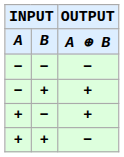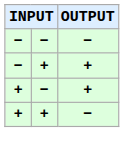- row: (18, 42)
